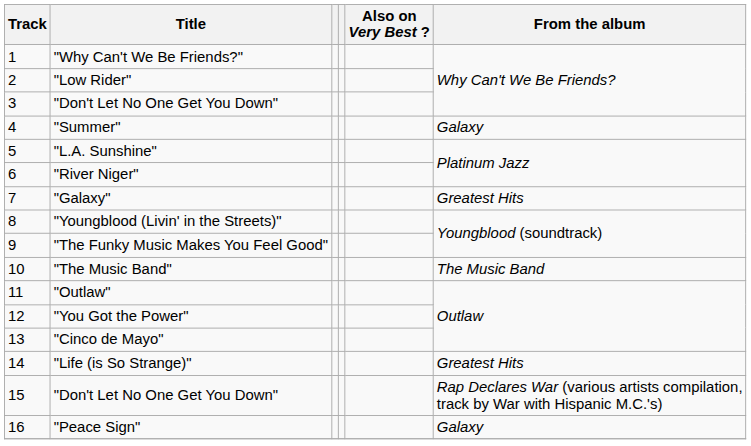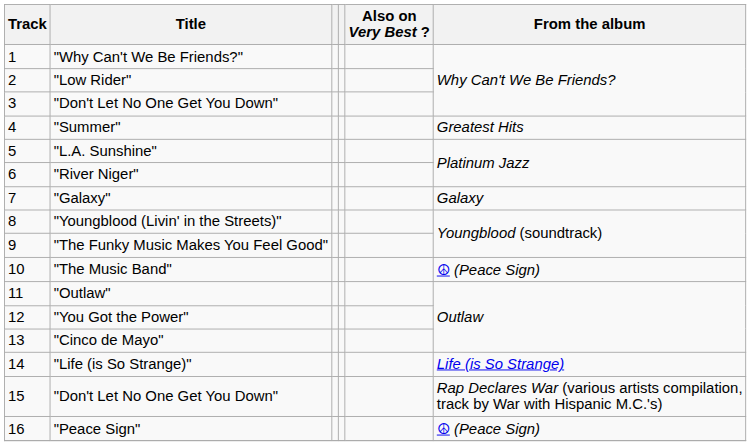(460, 127) Galaxy -> (480, 127) Greatest Hits
(480, 198) Greatest Hits -> (460, 198) Galaxy
(491, 269) The Music Band -> (488, 269) ☮ (Peace Sign)
(480, 363) Greatest Hits -> (500, 364) Life (is So Strange)
(460, 427) Galaxy -> (488, 429) ☮ (Peace Sign)
